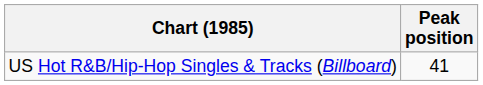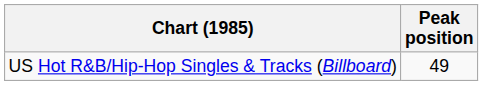(439, 66) 41 -> (439, 66) 49
